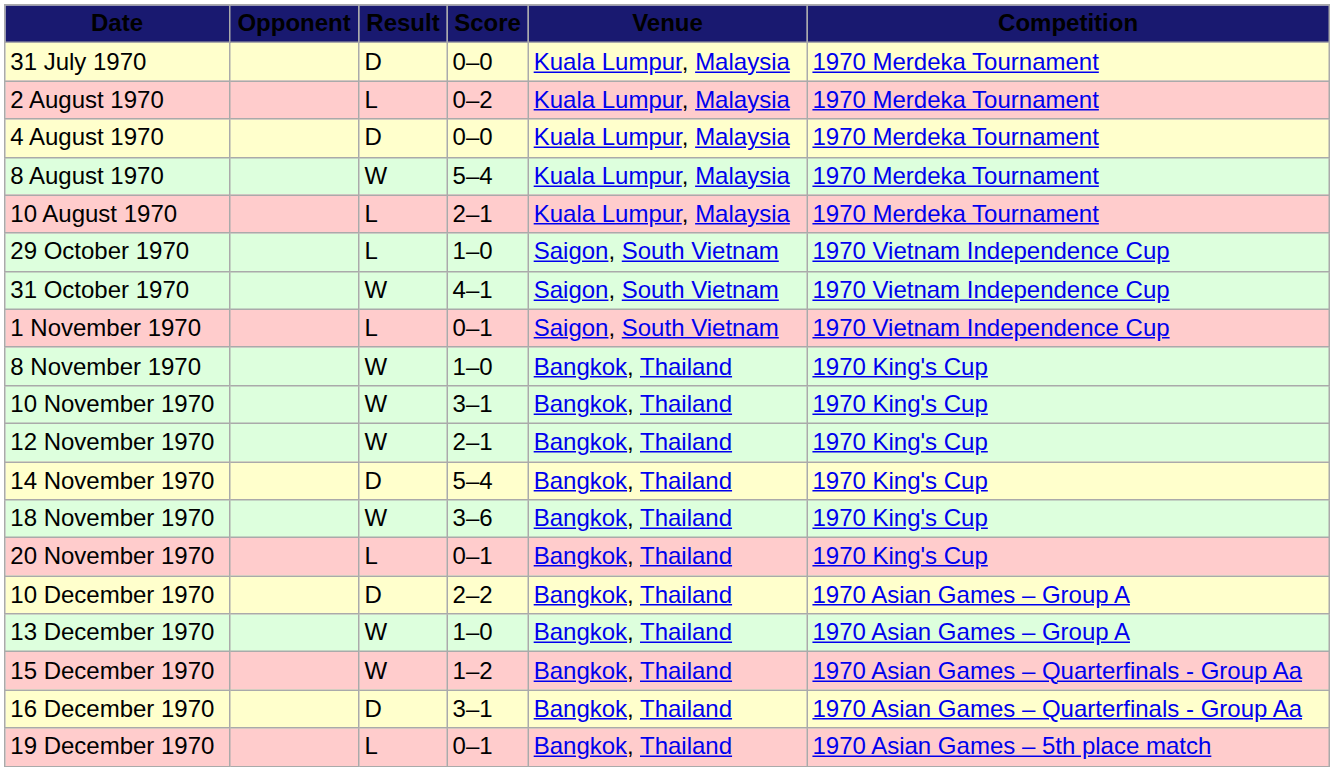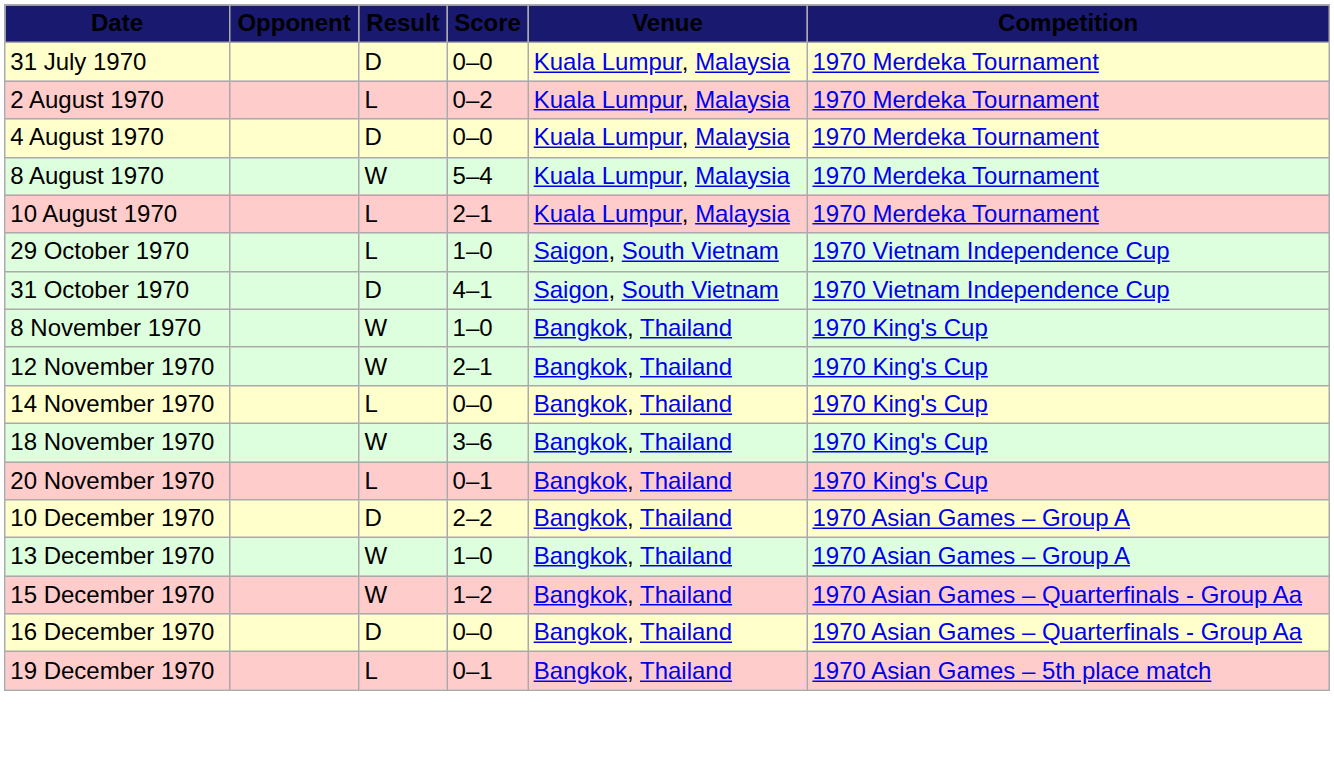(376, 289) W -> (373, 289) D
- row: (106, 328)
- row: (112, 404)
(373, 480) D -> (371, 404) L
(473, 480) 5–4 -> (473, 404) 0–0
(473, 708) 3–1 -> (473, 632) 0–0
